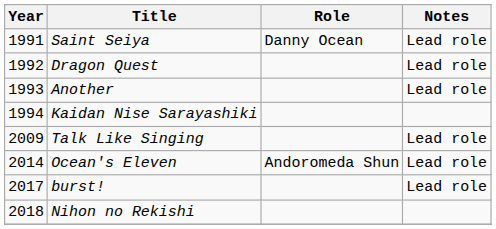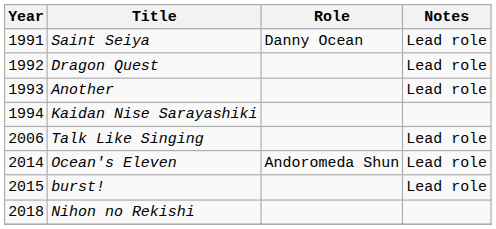(26, 139) 2009 -> (26, 139) 2006
(26, 187) 2017 -> (26, 187) 2015
